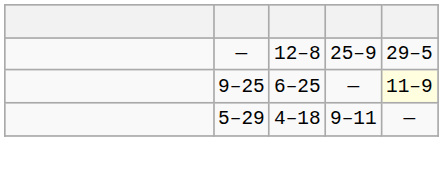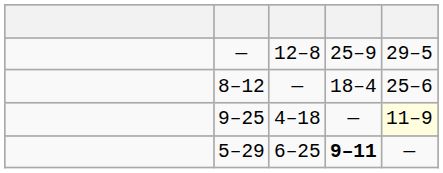+ row: (241, 86)
(297, 86) 6–25 -> (297, 119) 4–18
(297, 119) 4–18 -> (297, 151) 6–25
(353, 119) normal -> (353, 151) bold
